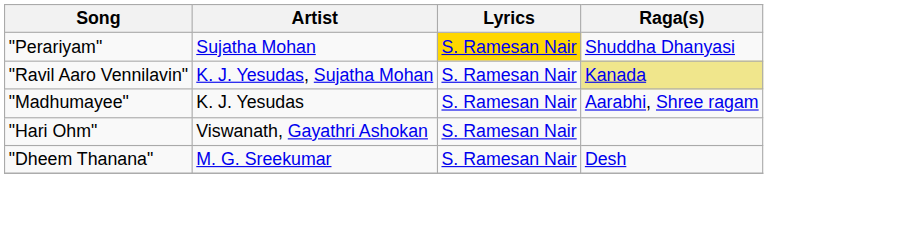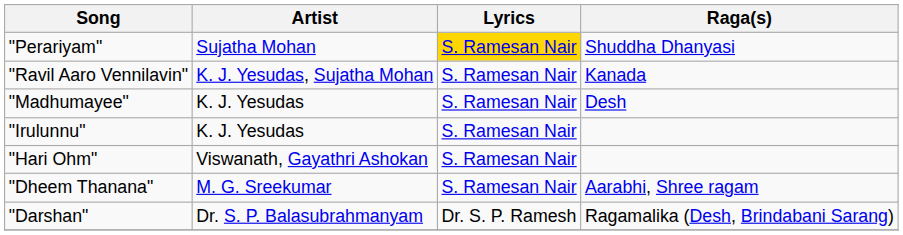(615, 74) khaki background -> (615, 74) no background
(672, 103) Aarabhi, Shree ragam -> (606, 103) Desh
+ row: (47, 131)
(606, 159) Desh -> (672, 187) Aarabhi, Shree ragam
+ row: (49, 215)
